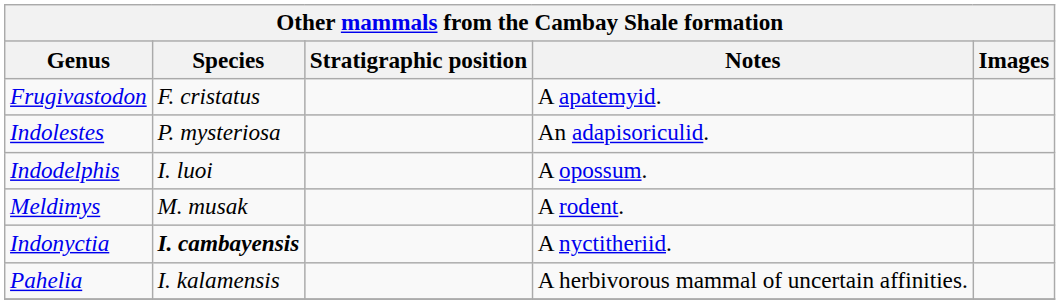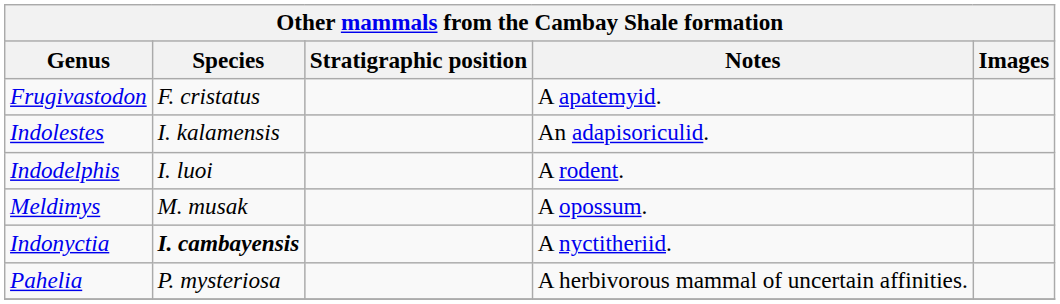(219, 133) P. mysteriosa -> (219, 133) I. kalamensis
(593, 170) A opossum. -> (581, 170) A rodent.
(581, 206) A rodent. -> (593, 206) A opossum.
(219, 280) I. kalamensis -> (219, 280) P. mysteriosa
